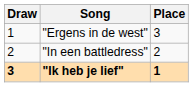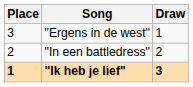columns swapped: (22, 14) <-> (169, 14)
